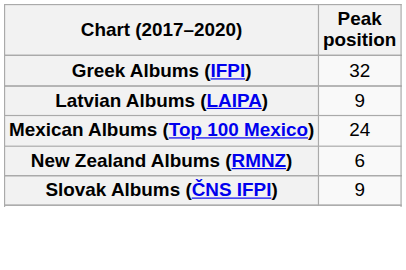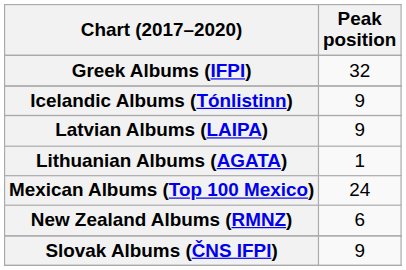+ row: (162, 100)
+ row: (162, 160)
